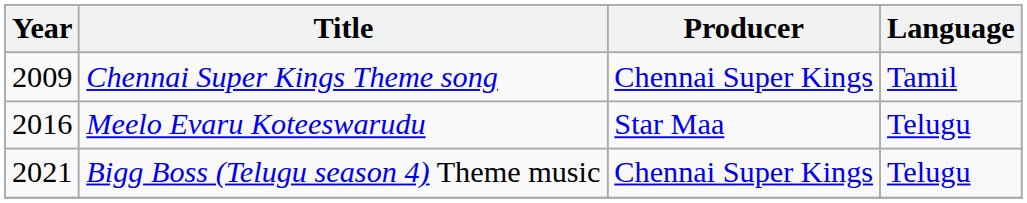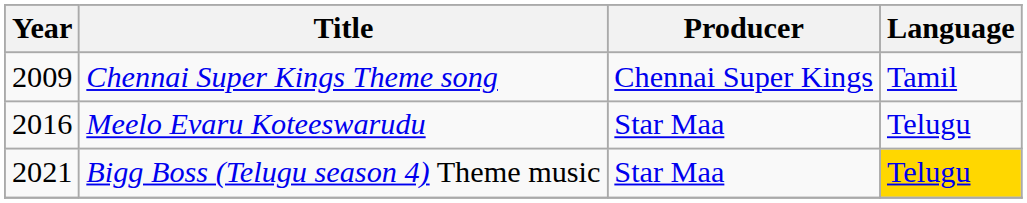(744, 172) Chennai Super Kings -> (669, 172) Star Maa
(929, 172) no background -> (929, 172) gold background
